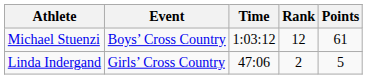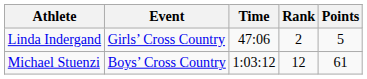rows swapped: (54, 39) <-> (54, 63)
